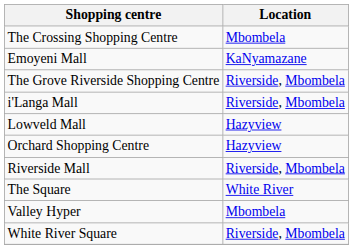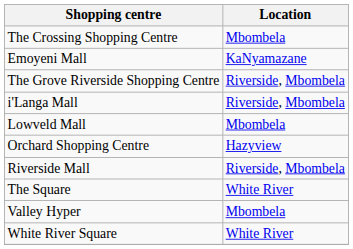(254, 124) Hazyview -> (255, 124) Mbombela
(285, 233) Riverside, Mbombela -> (259, 233) White River
